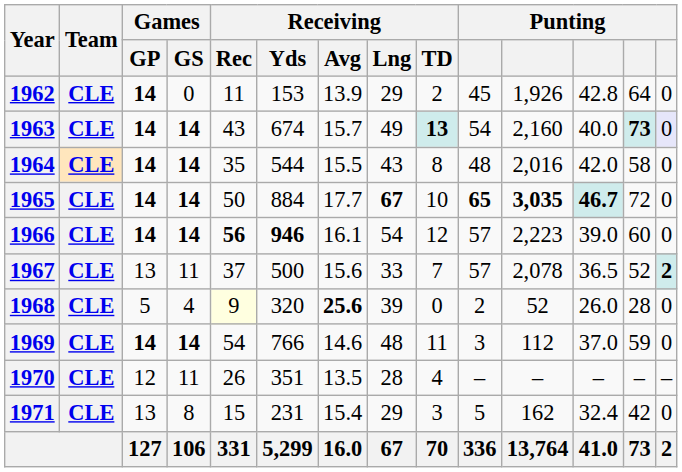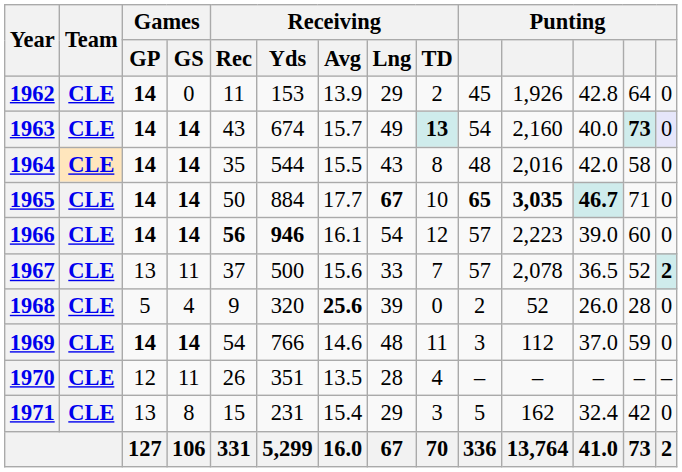(639, 199) 72 -> (639, 199) 71
(234, 306) lightyellow background -> (234, 306) no background
